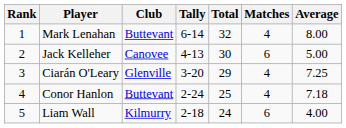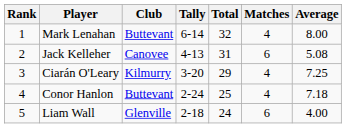(225, 53) 30 -> (225, 53) 31
(317, 53) 5.00 -> (317, 53) 5.08
(148, 73) Glenville -> (148, 73) Kilmurry
(148, 113) Kilmurry -> (148, 113) Glenville
